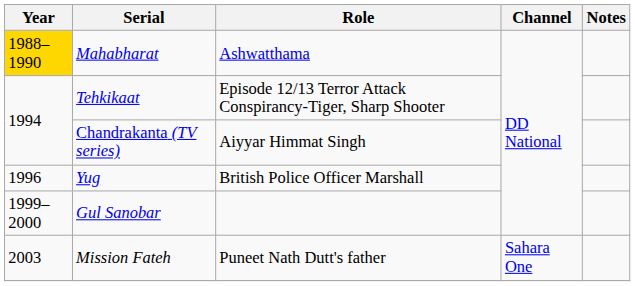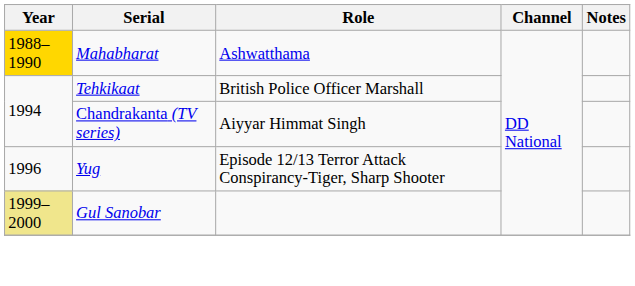(332, 97) Episode 12/13 Terror Attack Conspirancy-Tiger, Sharp Shooter -> (321, 88) British Police Officer Marshall
(321, 177) British Police Officer Marshall -> (332, 168) Episode 12/13 Terror Attack Conspirancy-Tiger, Sharp Shooter
(29, 213) no background -> (29, 213) khaki background
- row: (123, 257)
